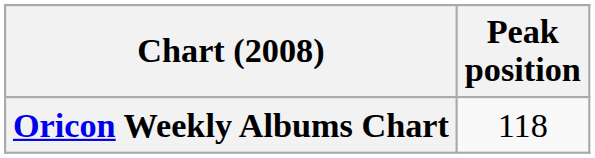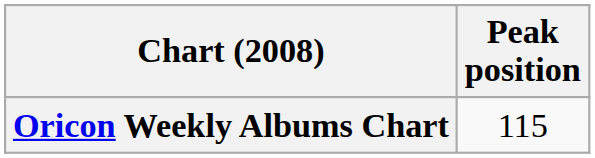(523, 124) 118 -> (523, 124) 115
